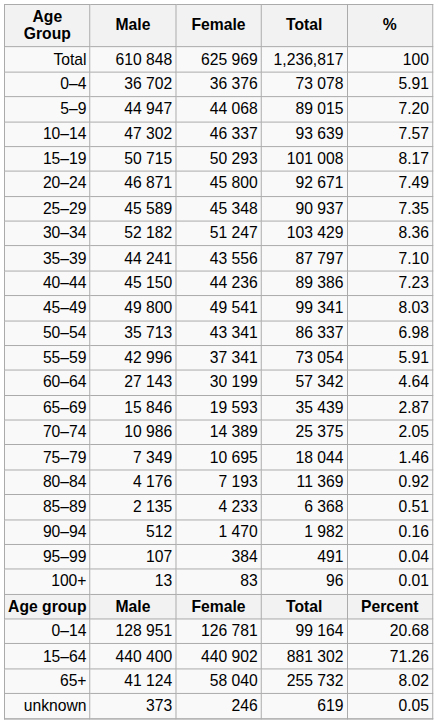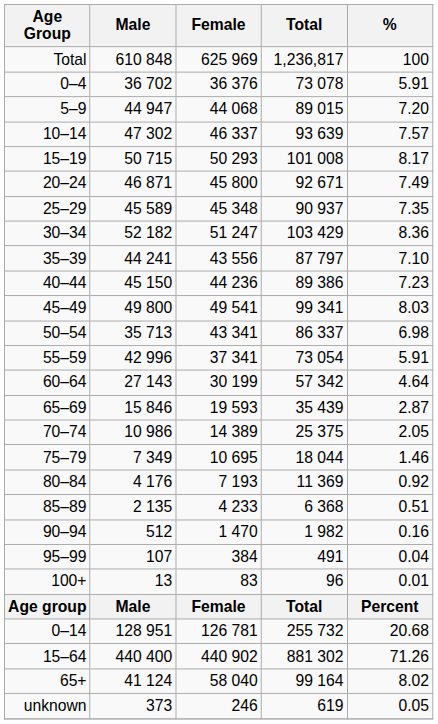(319, 631) 99 164 -> (315, 631) 255 732
(315, 681) 255 732 -> (319, 681) 99 164
